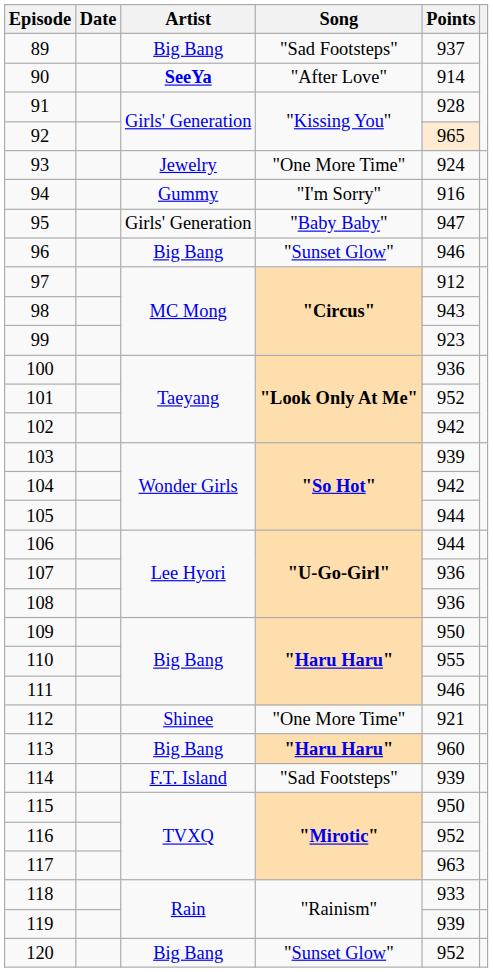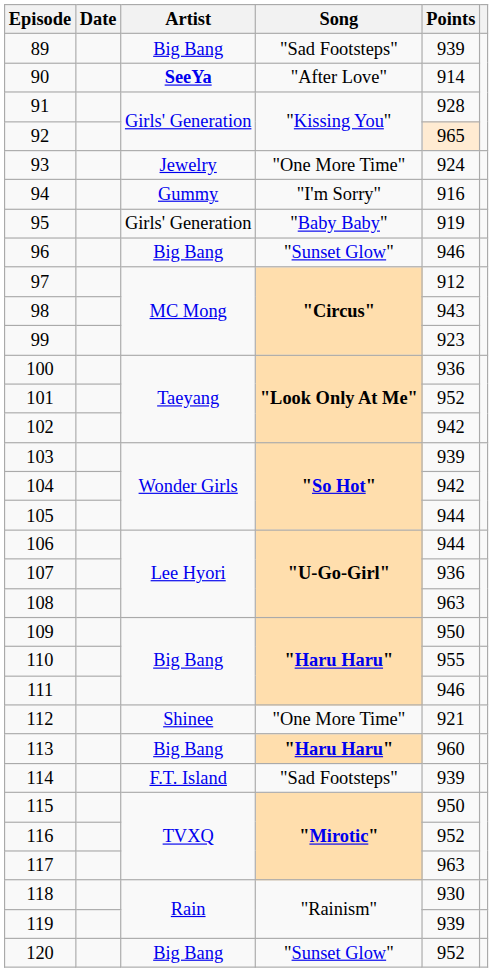(451, 48) 937 -> (451, 48) 939
(451, 223) 947 -> (451, 223) 919
(451, 602) 936 -> (451, 602) 963
(451, 894) 933 -> (451, 894) 930
